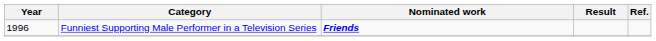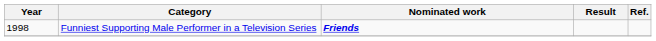(18, 28) 1996 -> (18, 28) 1998
